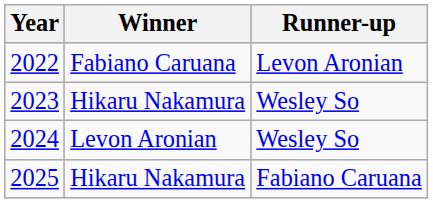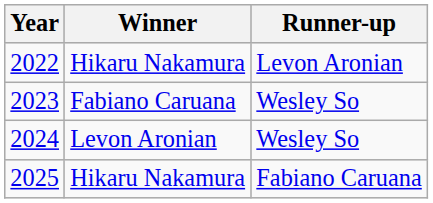(153, 62) Fabiano Caruana -> (158, 62) Hikaru Nakamura
(158, 100) Hikaru Nakamura -> (153, 100) Fabiano Caruana
